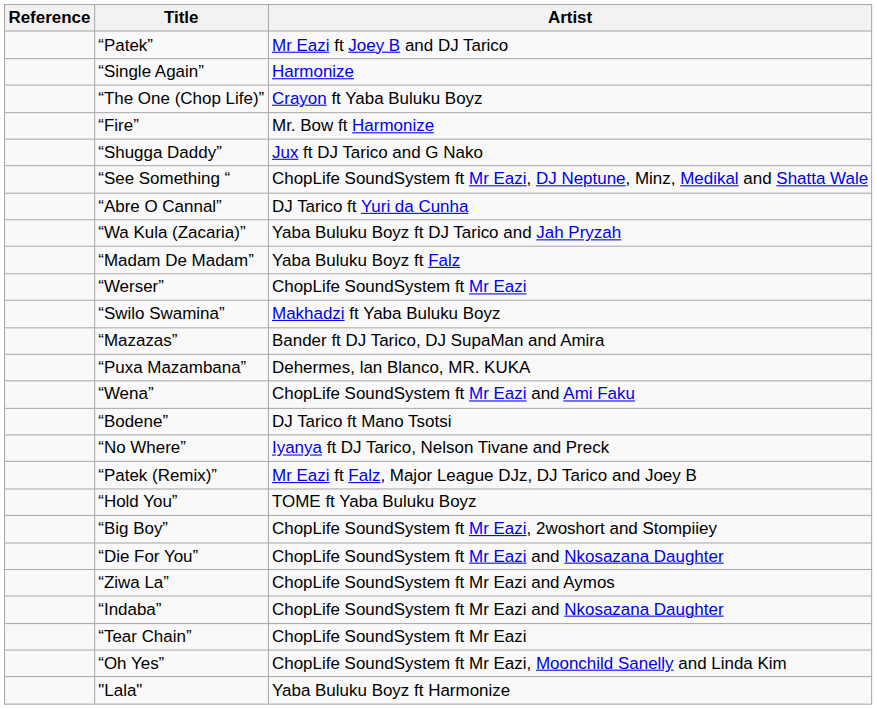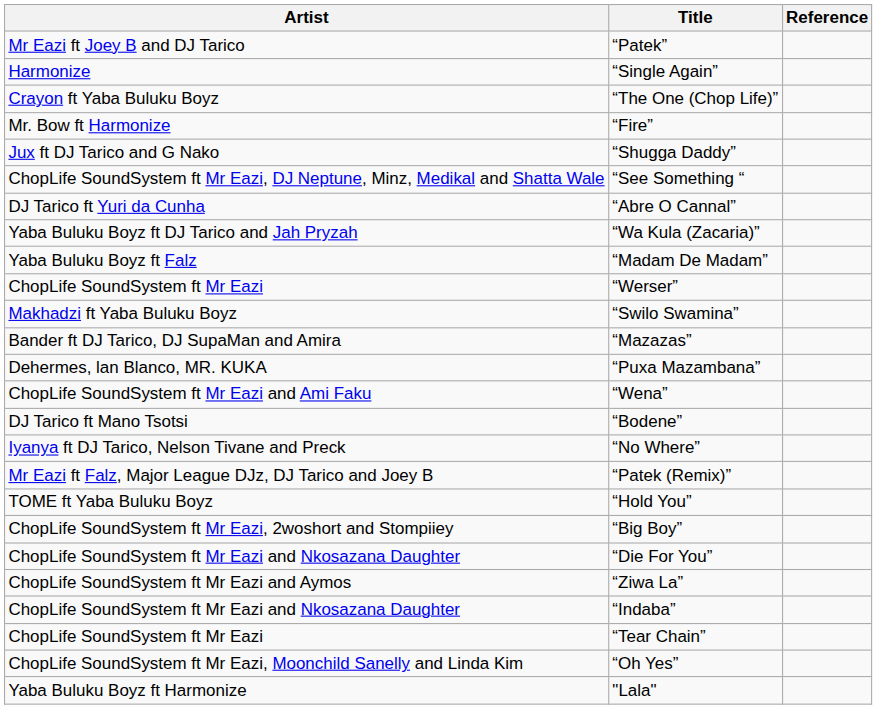columns swapped: (570, 17) <-> (49, 17)
